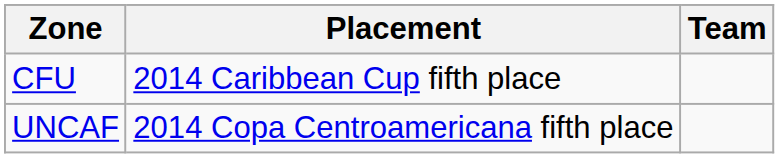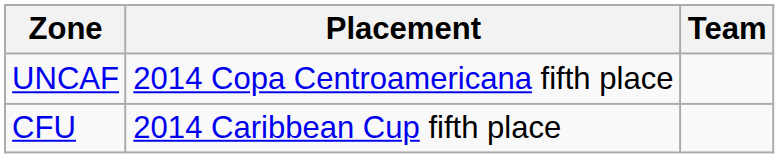rows swapped: (44, 78) <-> (66, 127)
